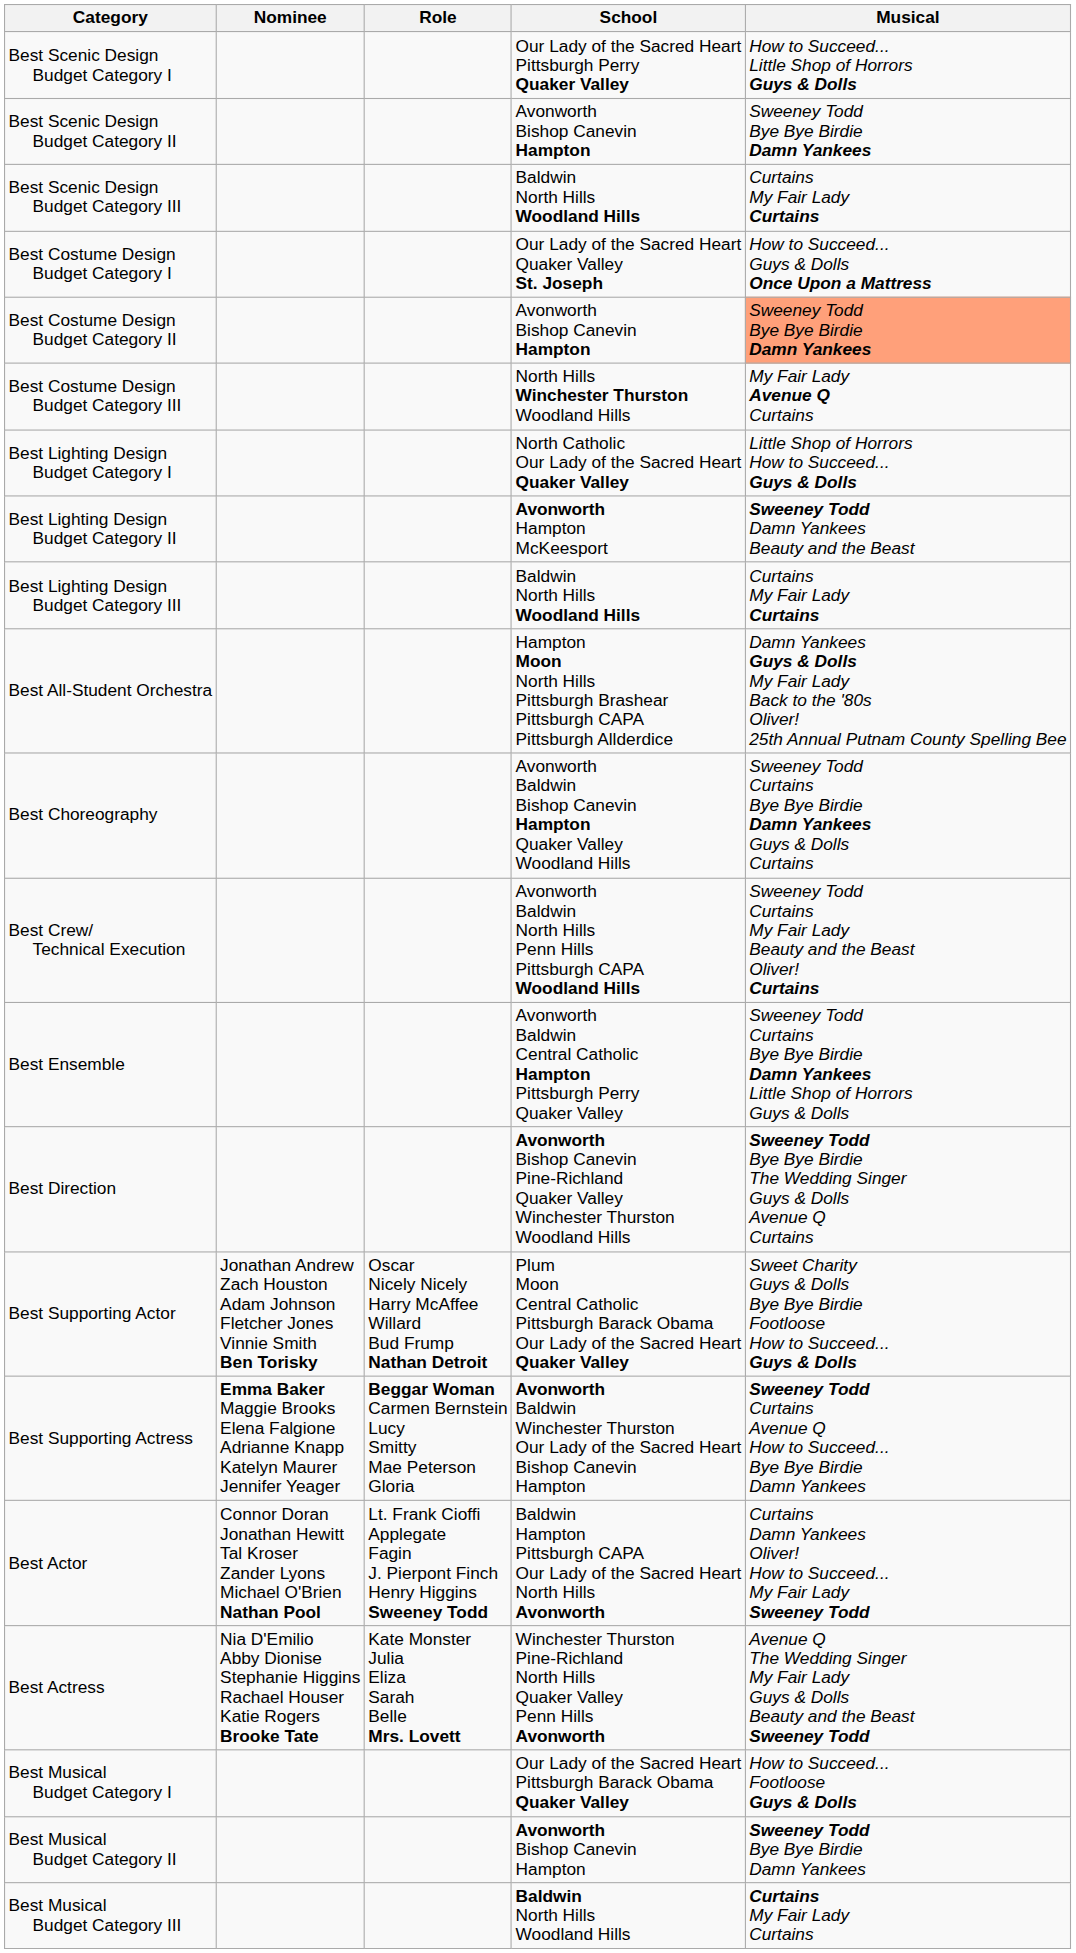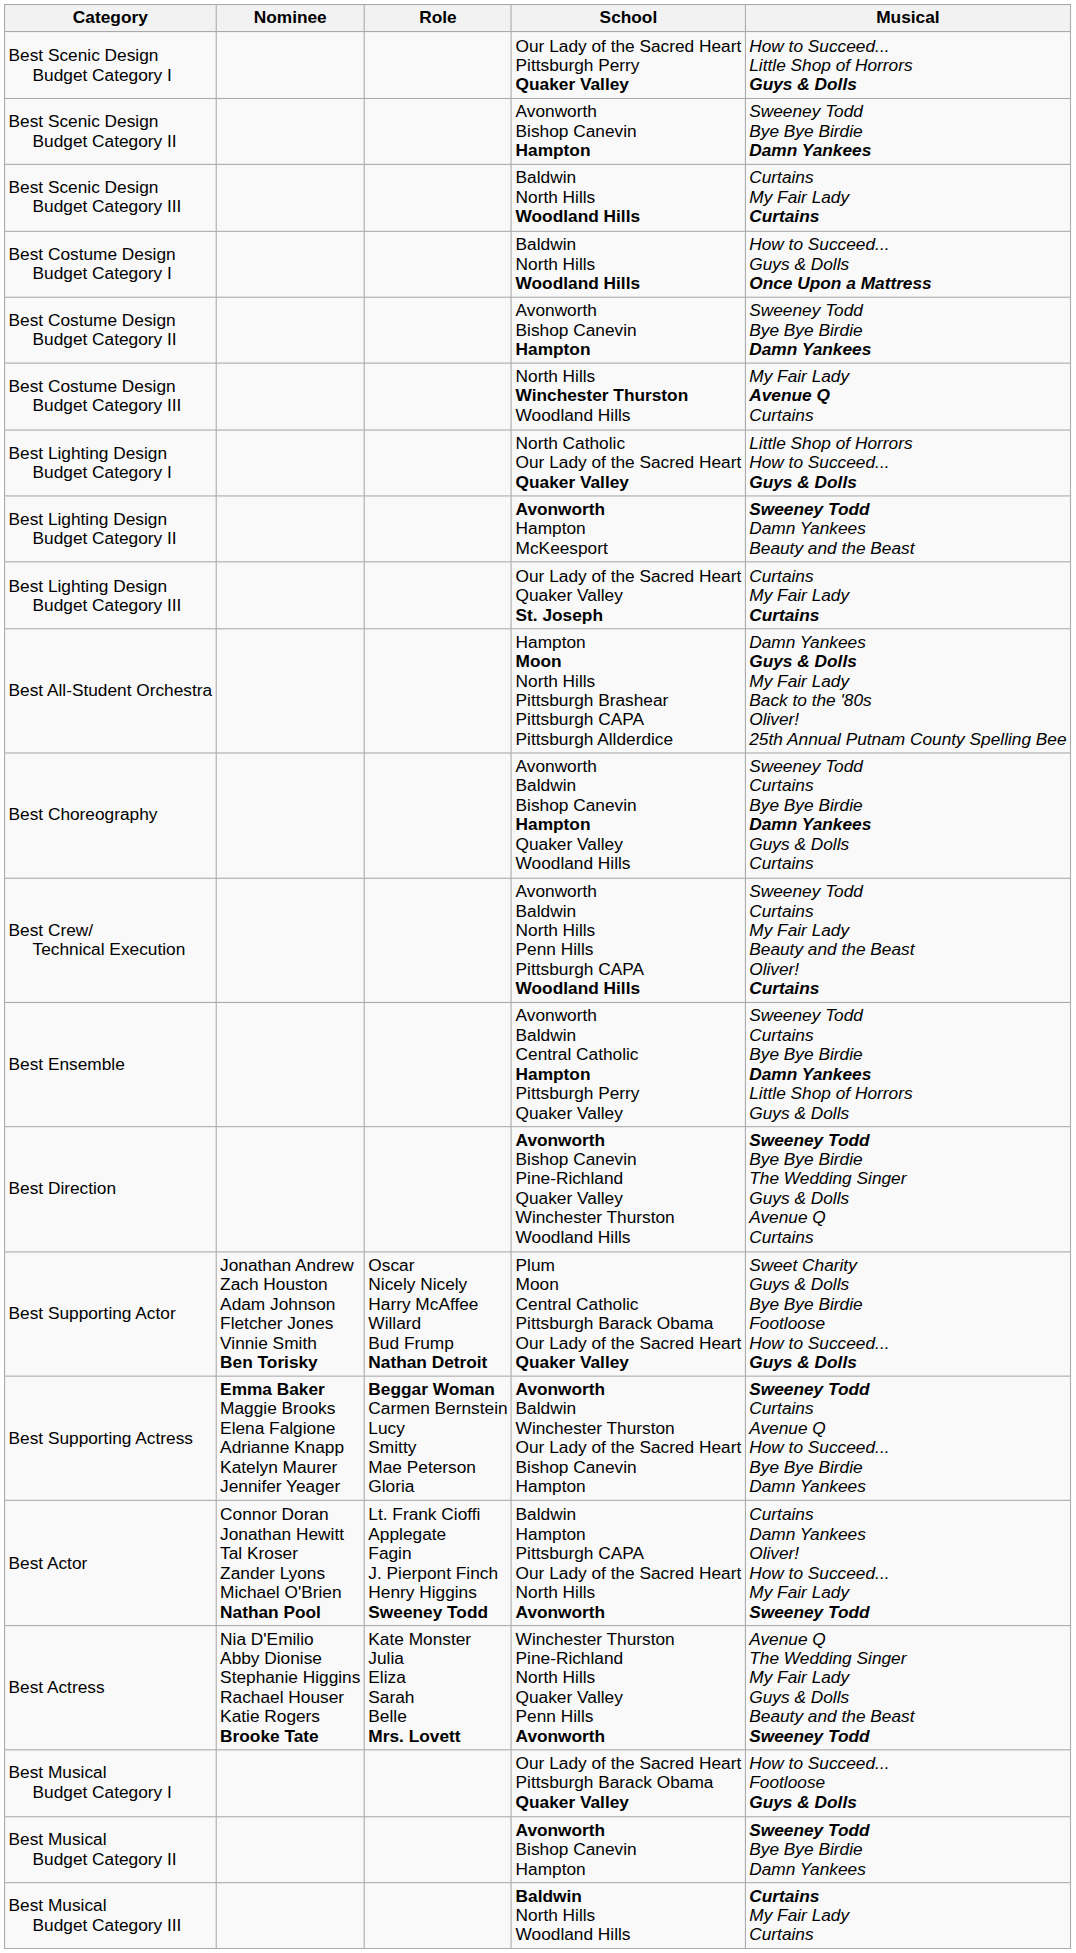(628, 263) Our Lady of the Sacred Heart Quaker Valley St. Joseph -> (578, 263) Baldwin North Hills Woodland Hills
(810, 330) lightsalmon background -> (810, 330) no background
(578, 595) Baldwin North Hills Woodland Hills -> (628, 595) Our Lady of the Sacred Heart Quaker Valley St. Joseph
